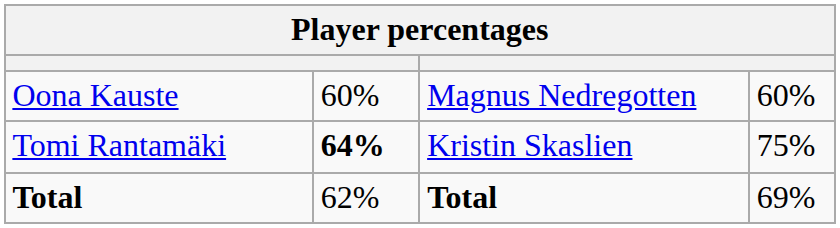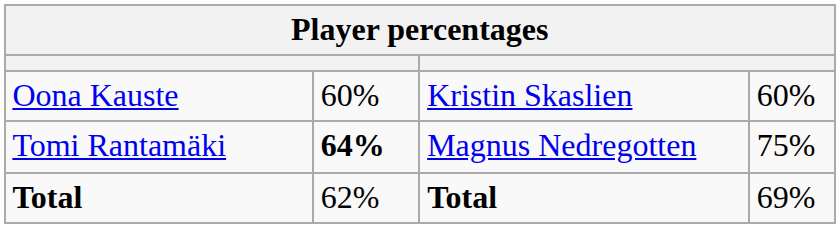(562, 95) Magnus Nedregotten -> (530, 95) Kristin Skaslien
(530, 146) Kristin Skaslien -> (562, 146) Magnus Nedregotten
